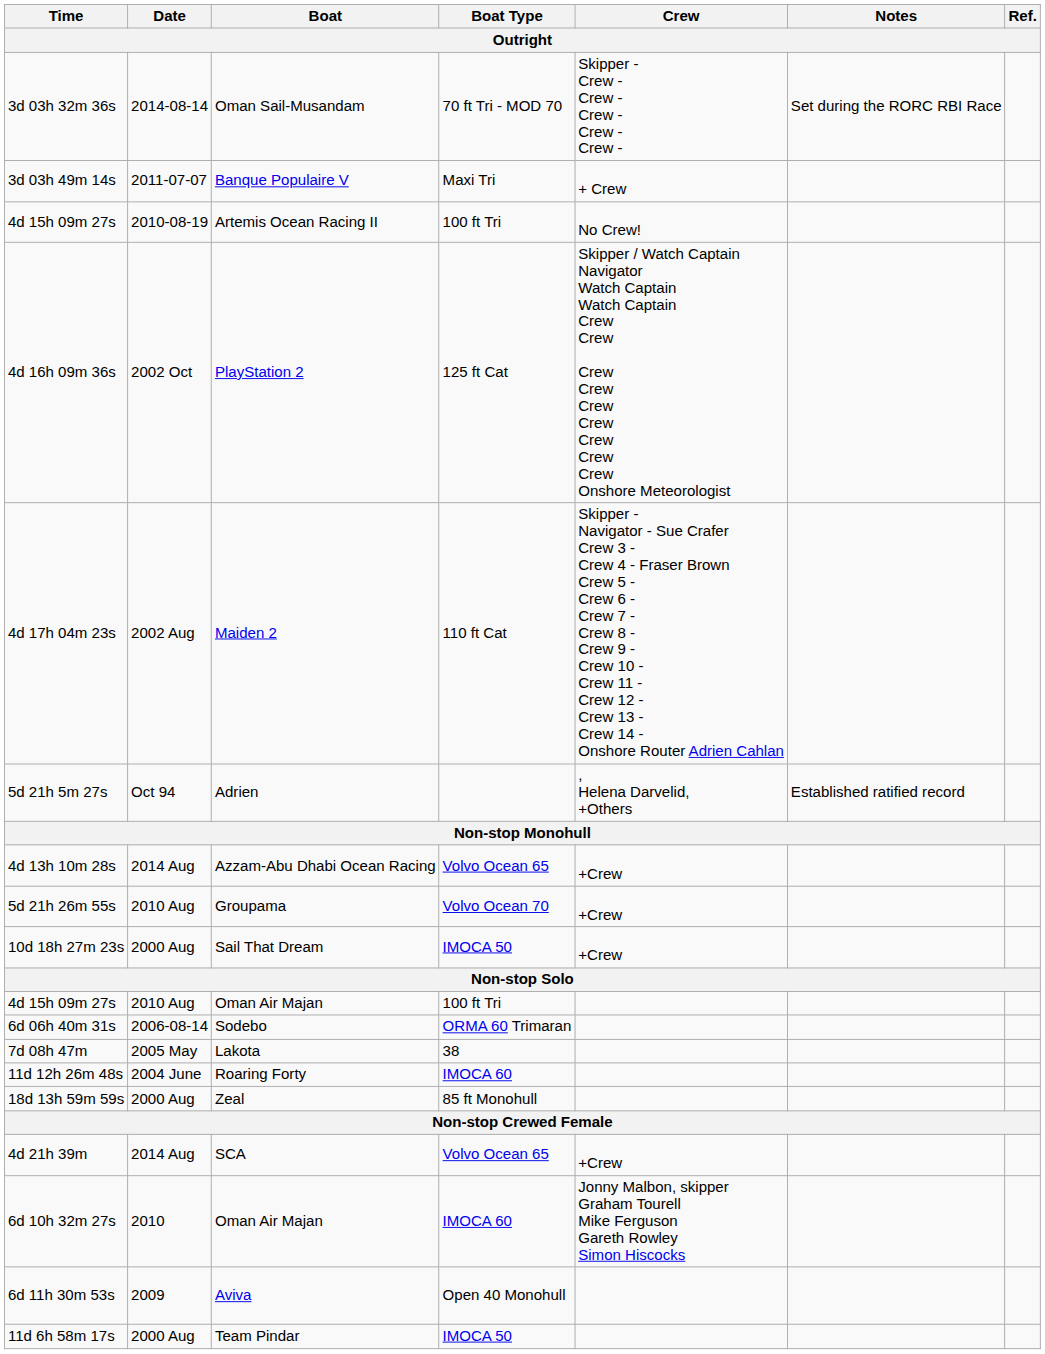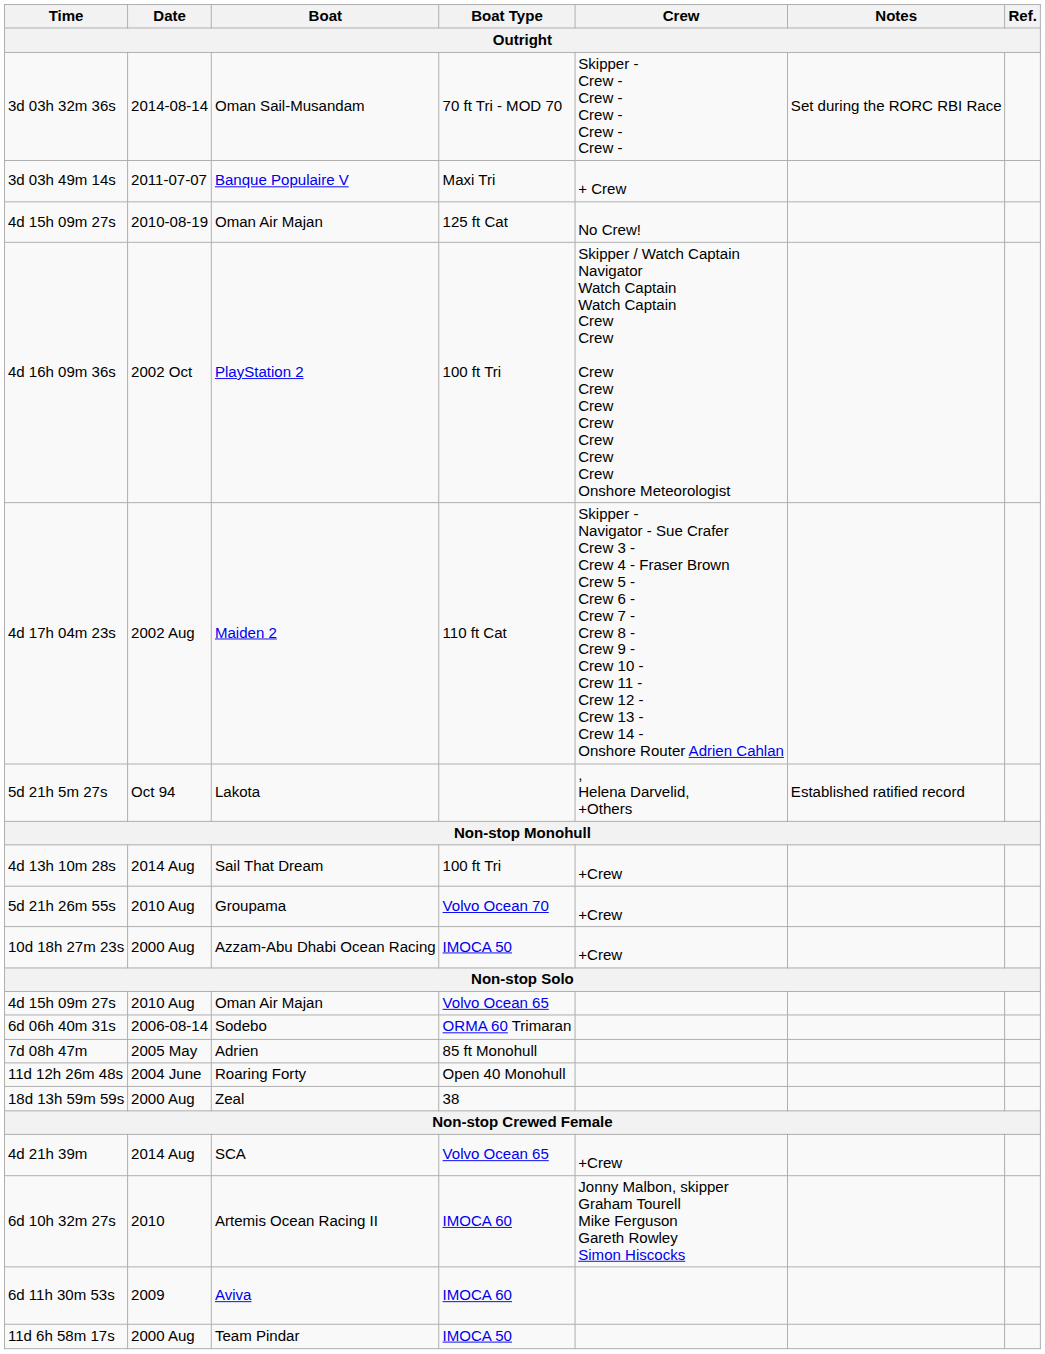(296, 221) Artemis Ocean Racing II -> (269, 221) Oman Air Majan
(472, 221) 100 ft Tri -> (475, 221) 125 ft Cat
(475, 372) 125 ft Cat -> (472, 372) 100 ft Tri
(237, 792) Adrien -> (238, 792) Lakota
(325, 865) Azzam-Abu Dhabi Ocean Racing -> (269, 865) Sail That Dream
(496, 865) Volvo Ocean 65 -> (472, 865) 100 ft Tri
(269, 947) Sail That Dream -> (325, 947) Azzam-Abu Dhabi Ocean Racing
(472, 1003) 100 ft Tri -> (496, 1003) Volvo Ocean 65
(238, 1051) Lakota -> (237, 1051) Adrien
(451, 1051) 38 -> (490, 1051) 85 ft Monohull
(477, 1074) IMOCA 60 -> (504, 1074) Open 40 Monohull
(490, 1098) 85 ft Monohull -> (451, 1098) 38
(269, 1221) Oman Air Majan -> (296, 1221) Artemis Ocean Racing II
(504, 1295) Open 40 Monohull -> (477, 1295) IMOCA 60
